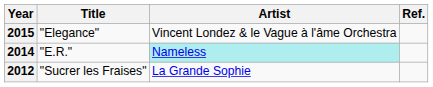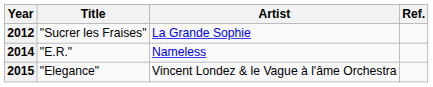rows swapped: (21, 71) <-> (21, 33)
(179, 52) paleturquoise background -> (179, 52) no background
